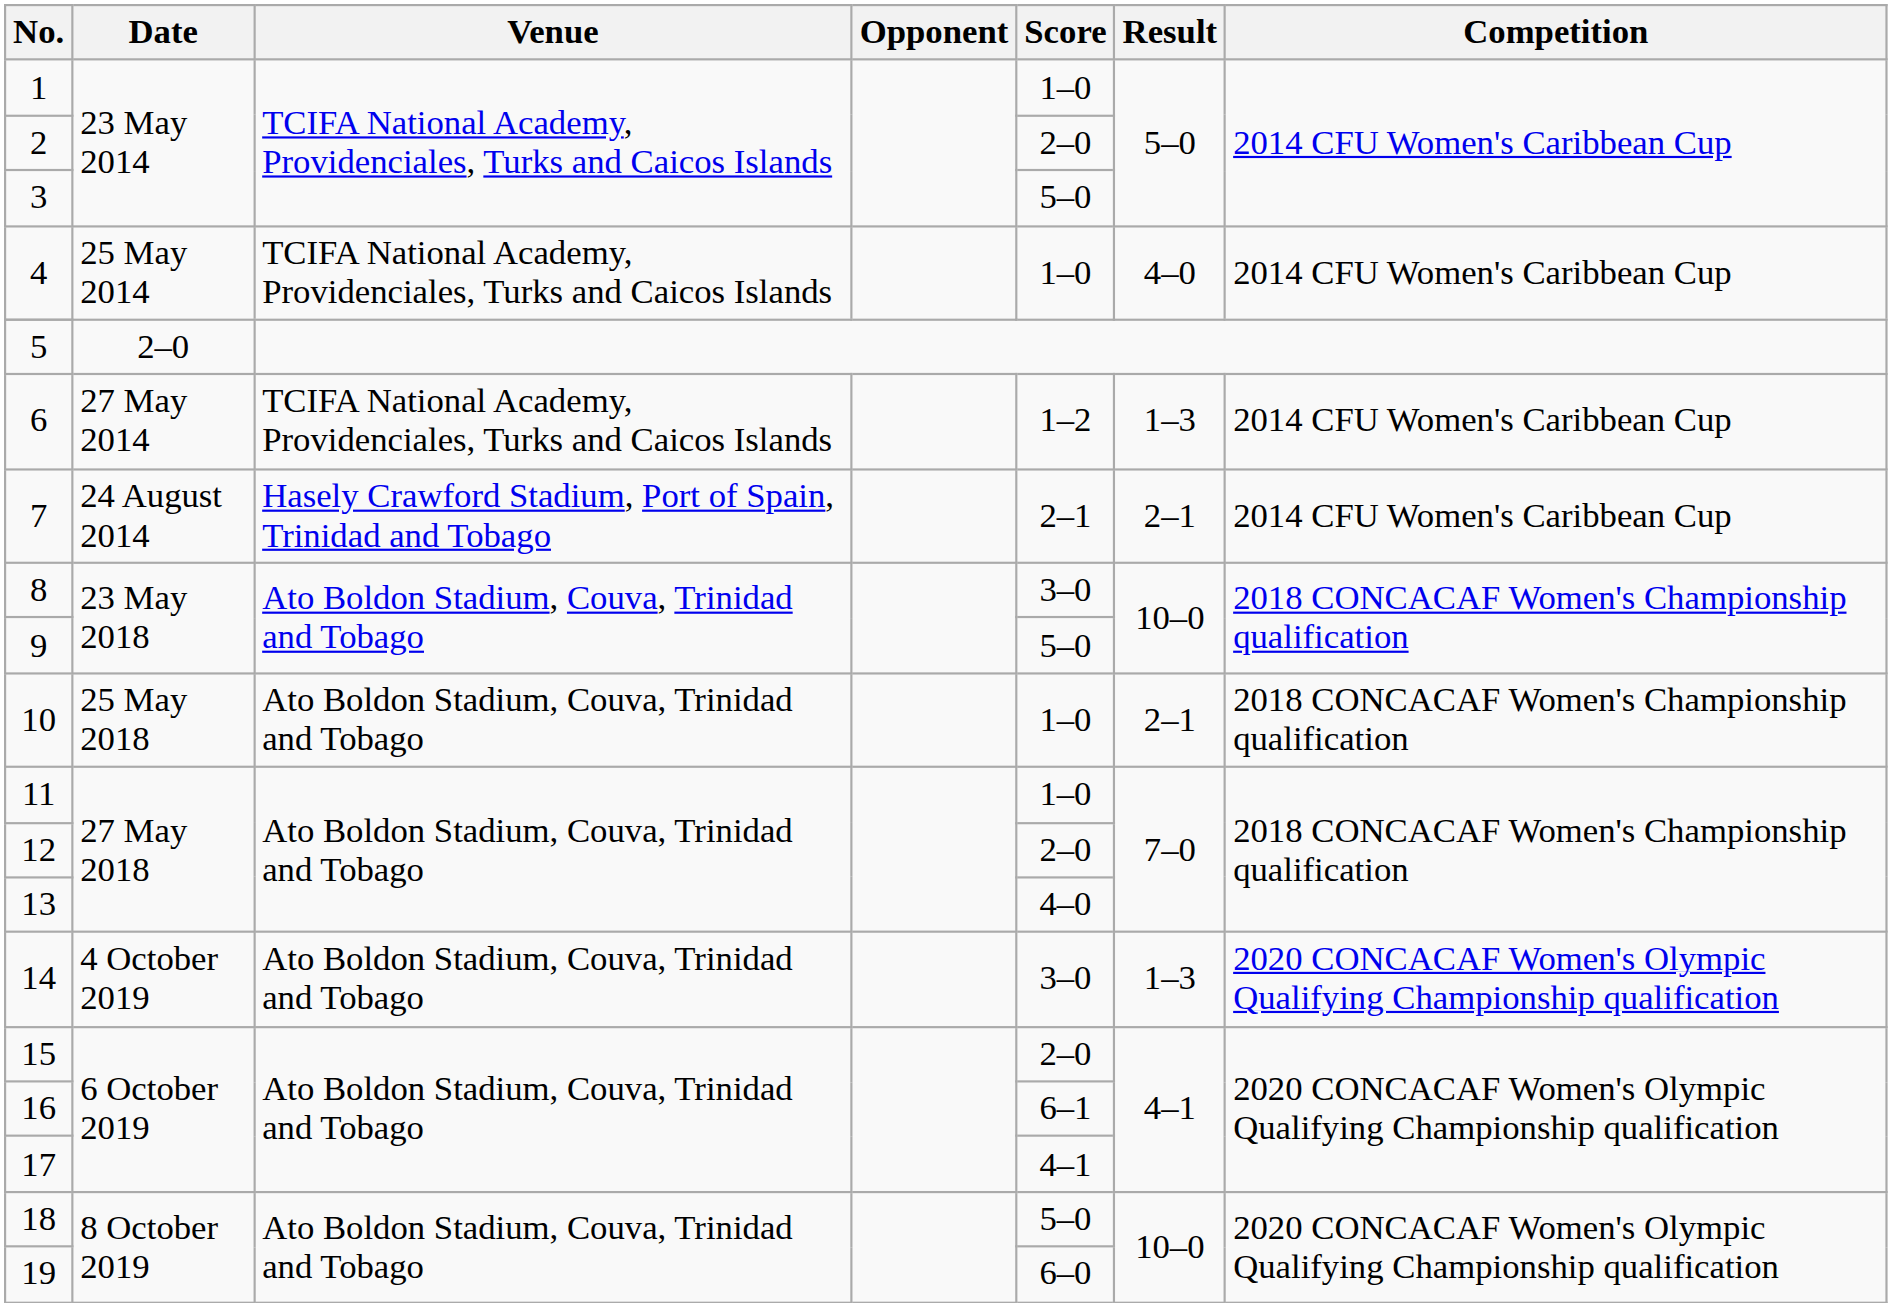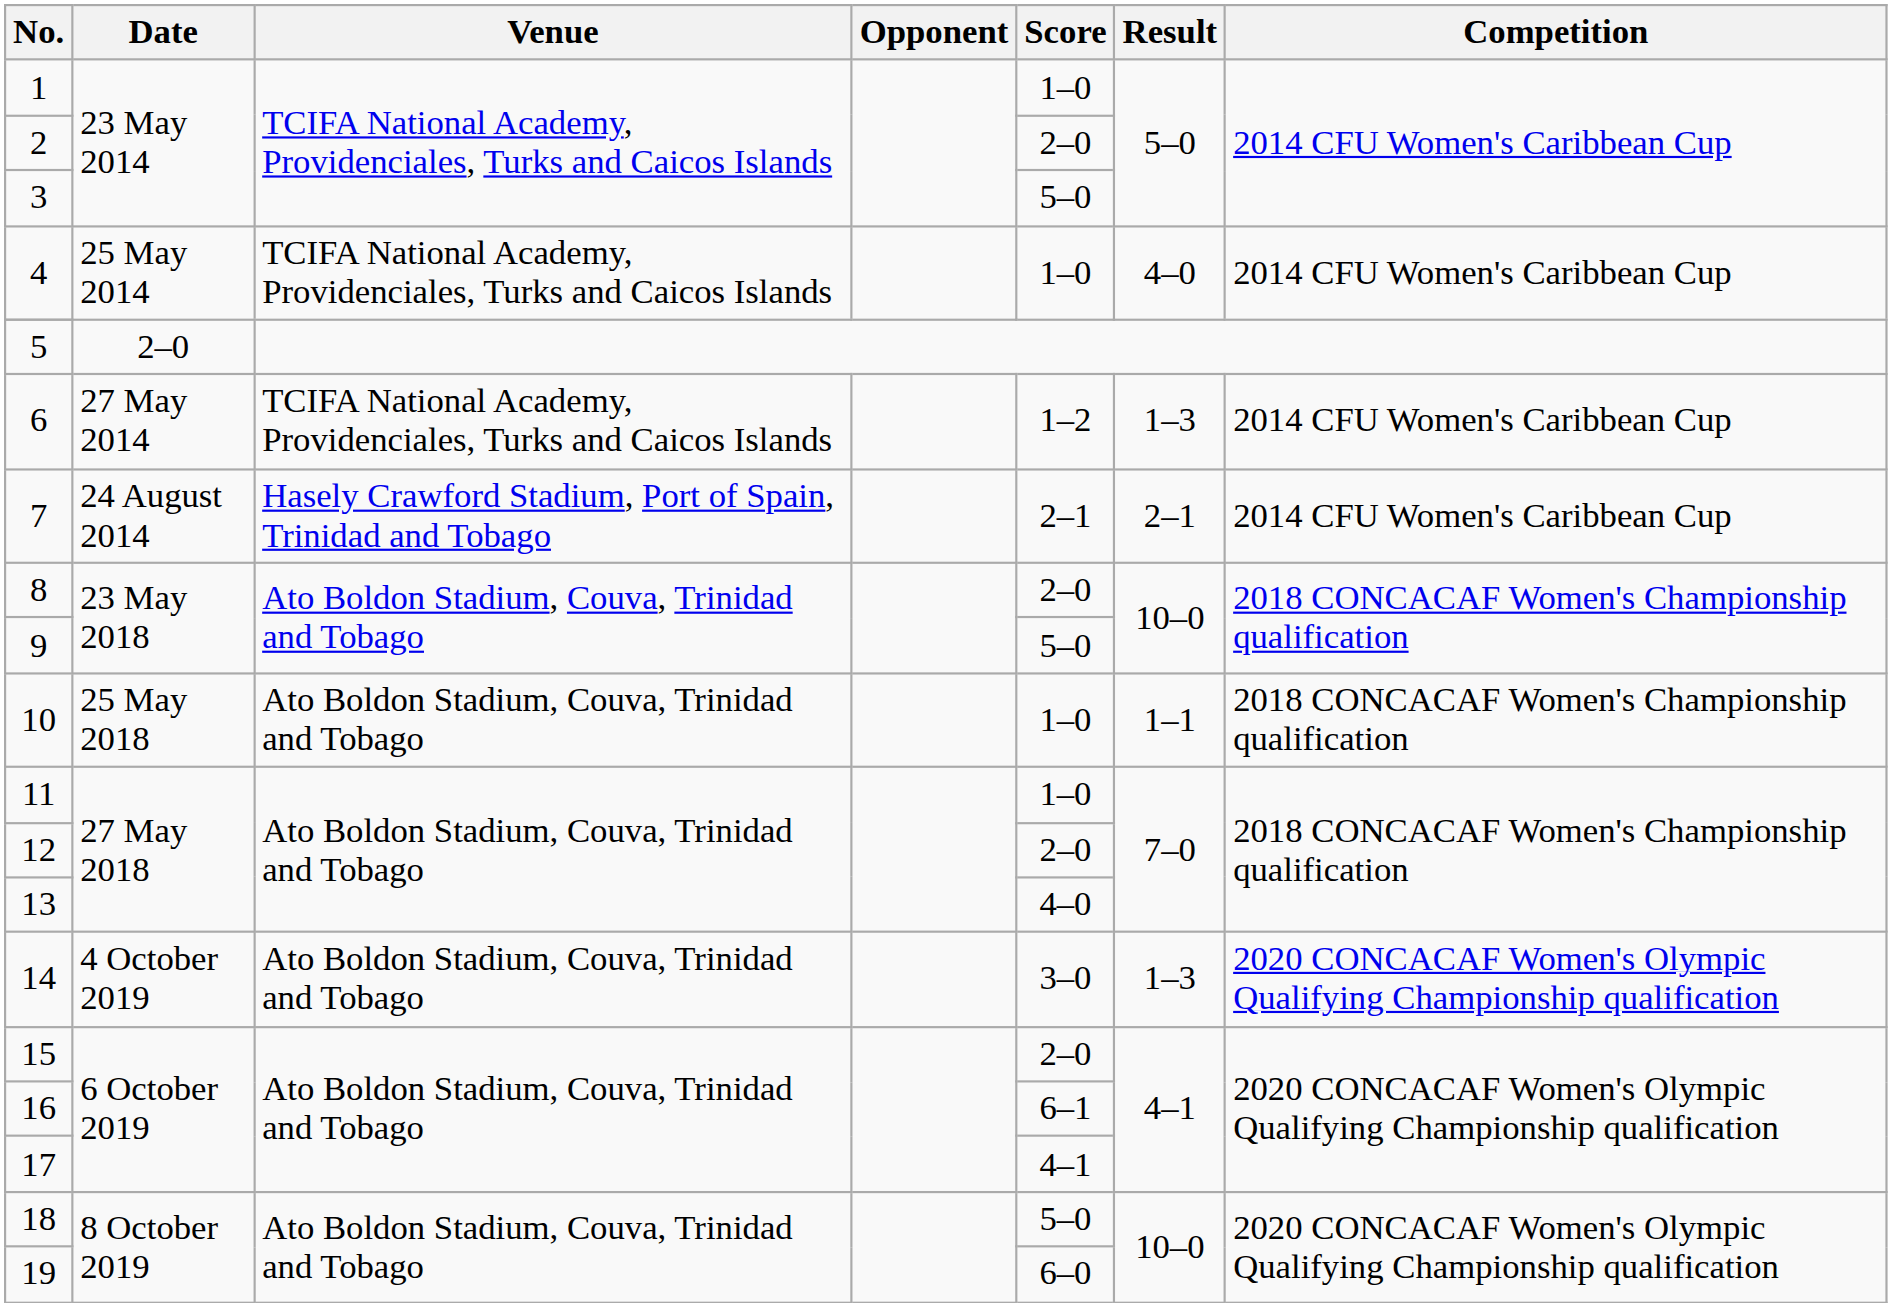(1065, 589) 3–0 -> (1065, 589) 2–0
(1170, 719) 2–1 -> (1170, 719) 1–1
